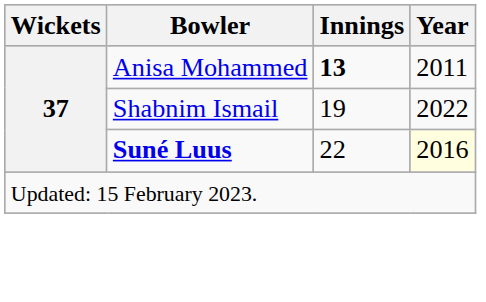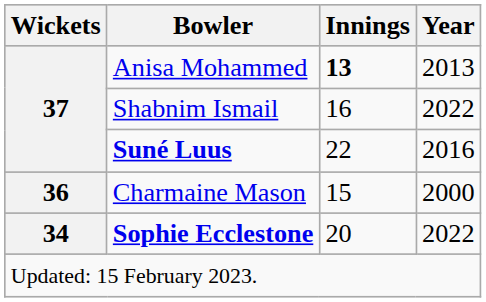(442, 66) 2011 -> (448, 66) 2013
(333, 108) 19 -> (339, 108) 16
(442, 150) lightyellow background -> (448, 150) no background
+ row: (209, 191)
+ row: (213, 233)
